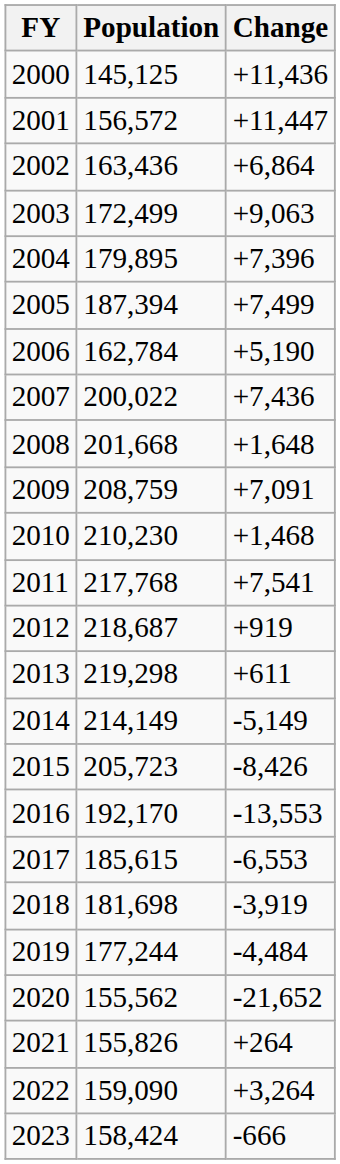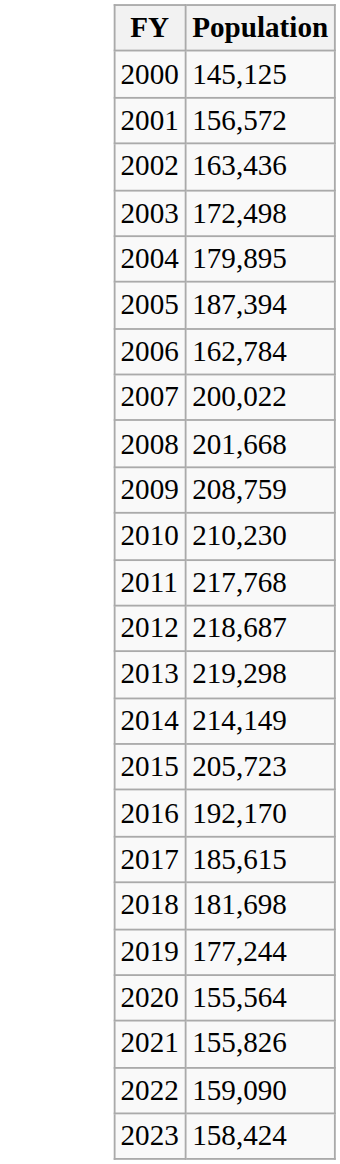- column: (280, 27)
(131, 212) 172,499 -> (240, 212) 172,498
(131, 997) 155,562 -> (240, 997) 155,564
